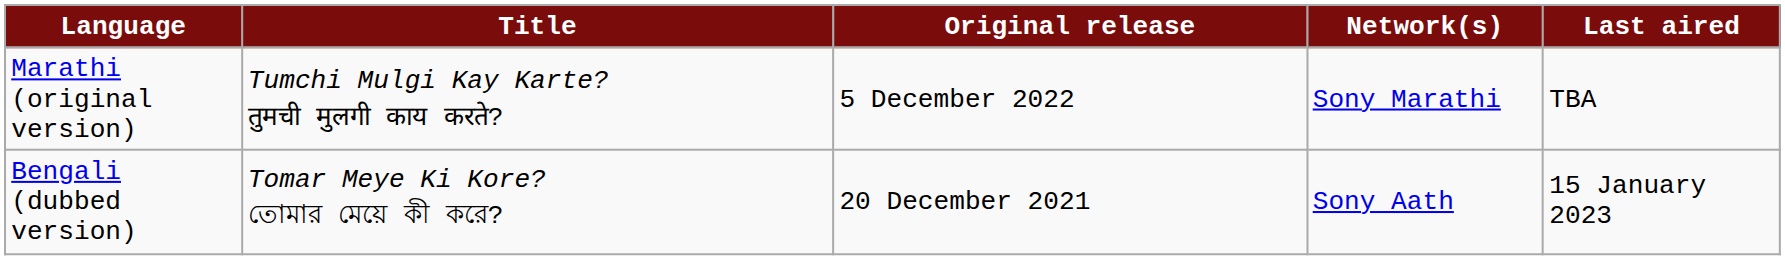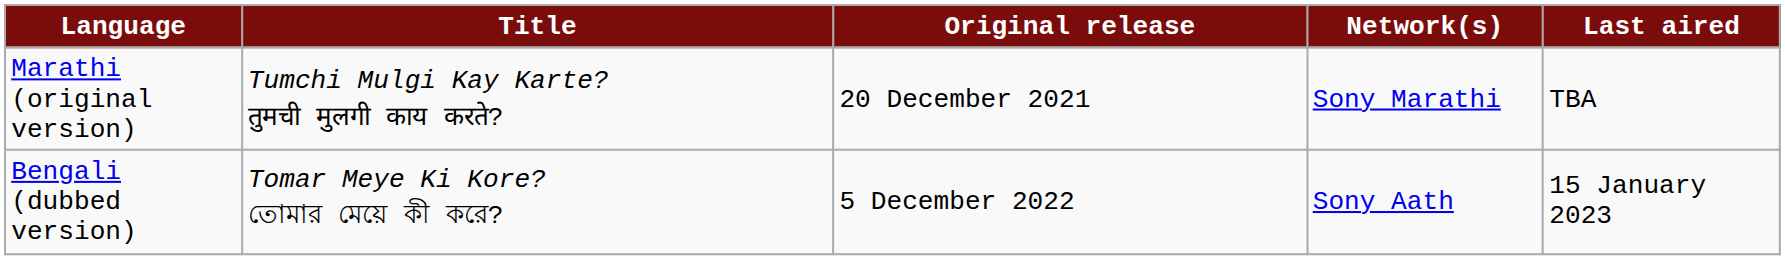(957, 99) 5 December 2022 -> (965, 99) 20 December 2021
(965, 202) 20 December 2021 -> (957, 202) 5 December 2022
